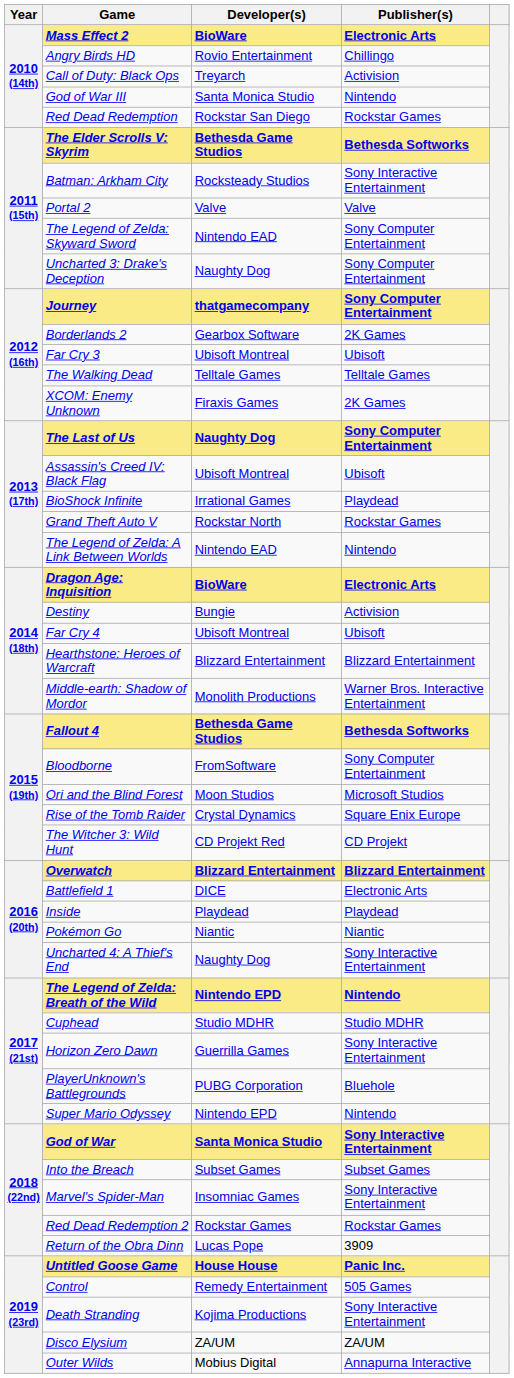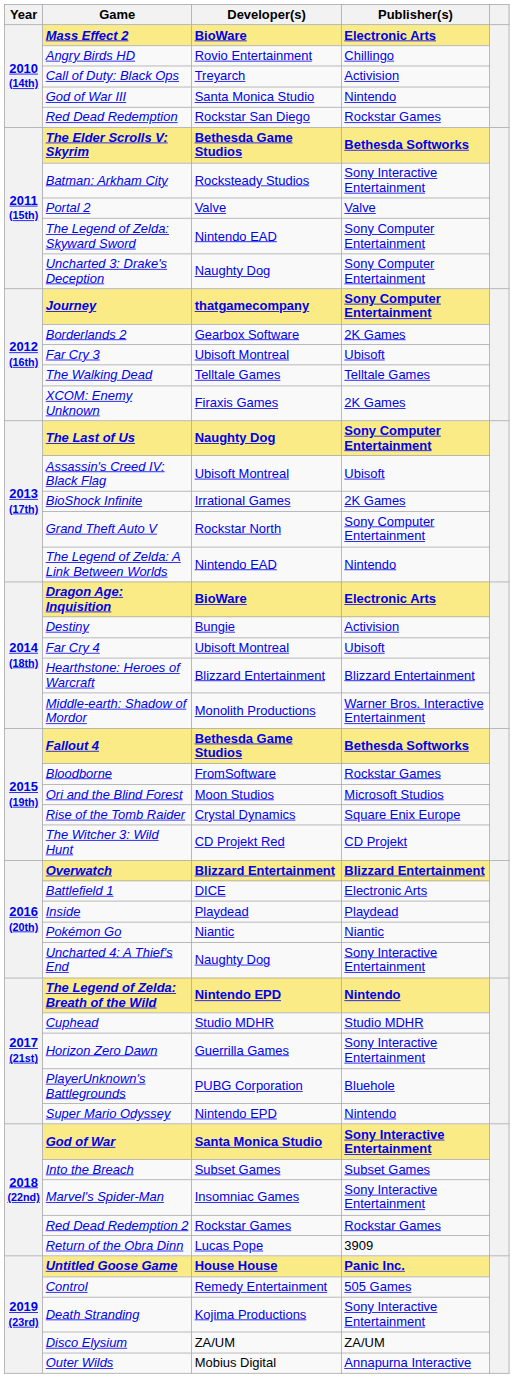(371, 501) Playdead -> (375, 501) 2K Games
(393, 521) Rockstar Games -> (389, 529) Sony Computer Entertainment
(389, 766) Sony Computer Entertainment -> (393, 773) Rockstar Games
